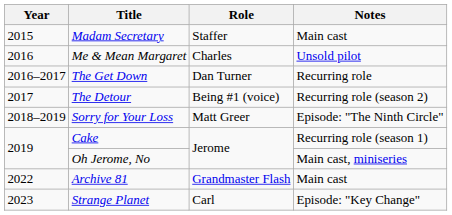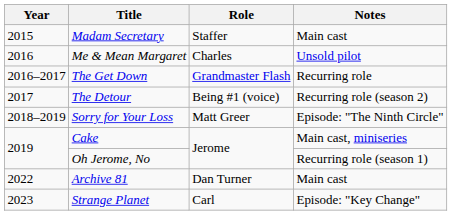(222, 76) Dan Turner -> (241, 76) Grandmaster Flash
(362, 138) Recurring role (season 1) -> (352, 138) Main cast, miniseries
(352, 158) Main cast, miniseries -> (362, 158) Recurring role (season 1)
(241, 179) Grandmaster Flash -> (222, 179) Dan Turner
